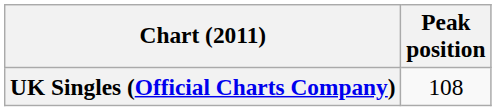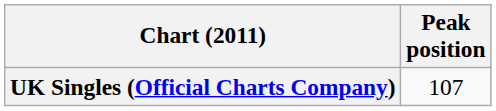(446, 86) 108 -> (446, 86) 107
